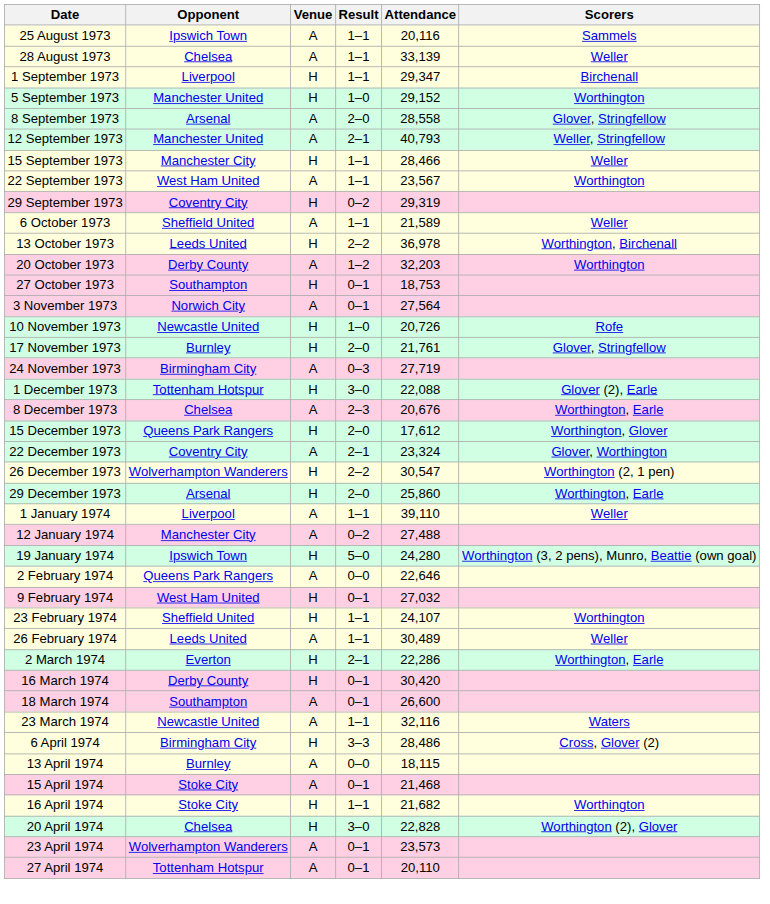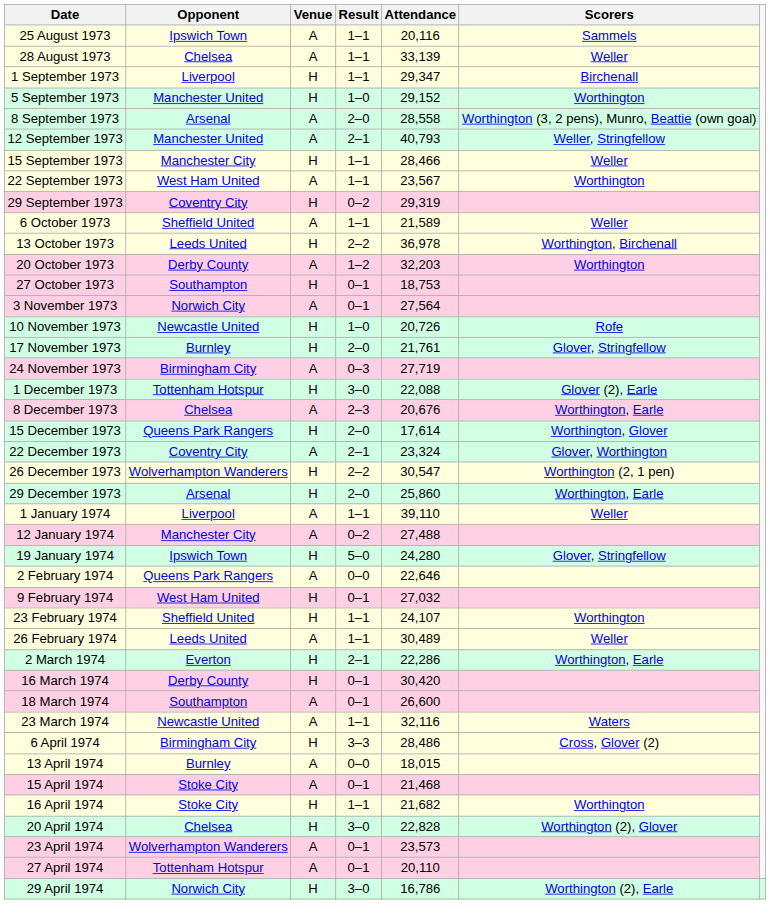(609, 118) Glover, Stringfellow -> (609, 118) Worthington (3, 2 pens), Munro, Beattie (own goal)
(420, 431) 17,612 -> (420, 431) 17,614
(609, 555) Worthington (3, 2 pens), Munro, Beattie (own goal) -> (609, 555) Glover, Stringfellow
(420, 763) 18,115 -> (420, 763) 18,015
+ row: (65, 888)
